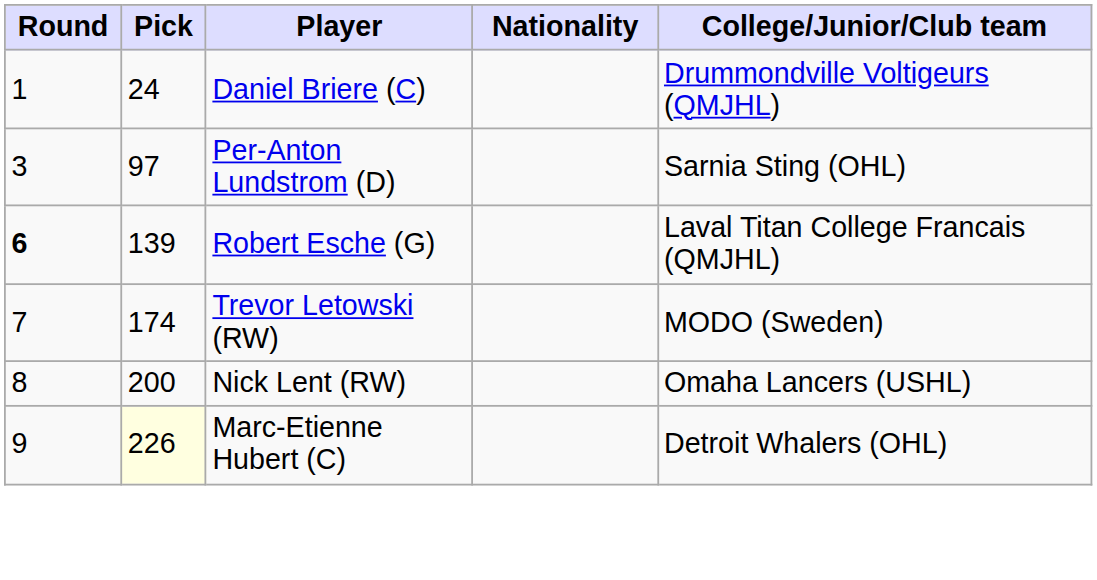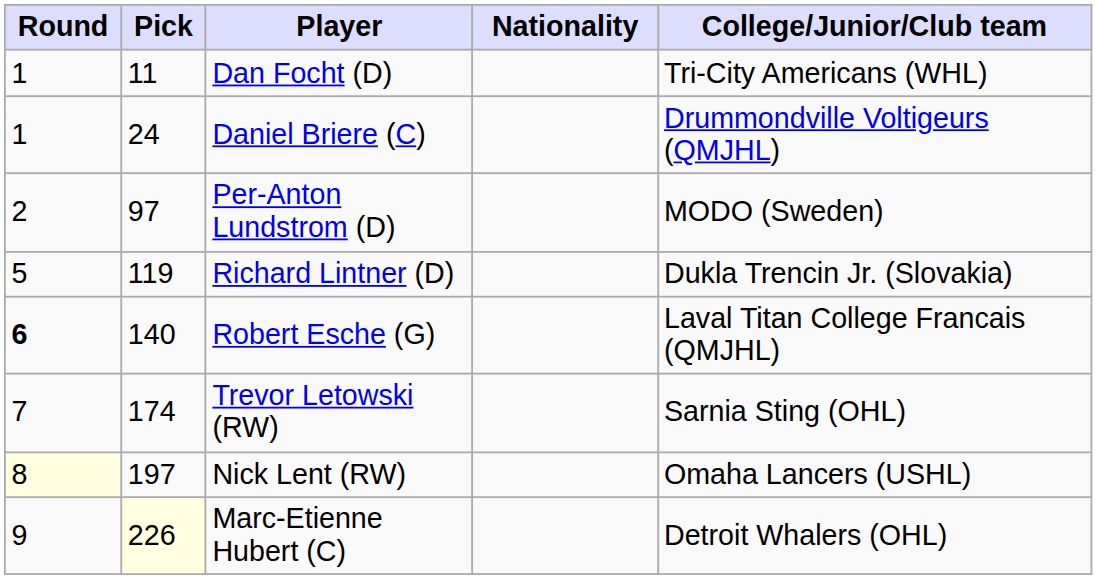+ row: (302, 72)
(19, 166) 3 -> (19, 211) 2
(785, 166) Sarnia Sting (OHL) -> (774, 211) MODO (Sweden)
+ row: (333, 273)
(152, 244) 139 -> (152, 334) 140
(774, 321) MODO (Sweden) -> (785, 412) Sarnia Sting (OHL)
(19, 383) no background -> (19, 474) lightyellow background
(152, 383) 200 -> (152, 474) 197
